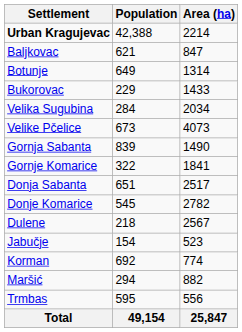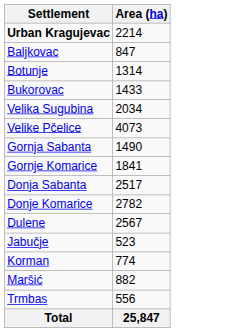- column: (146, 14)
